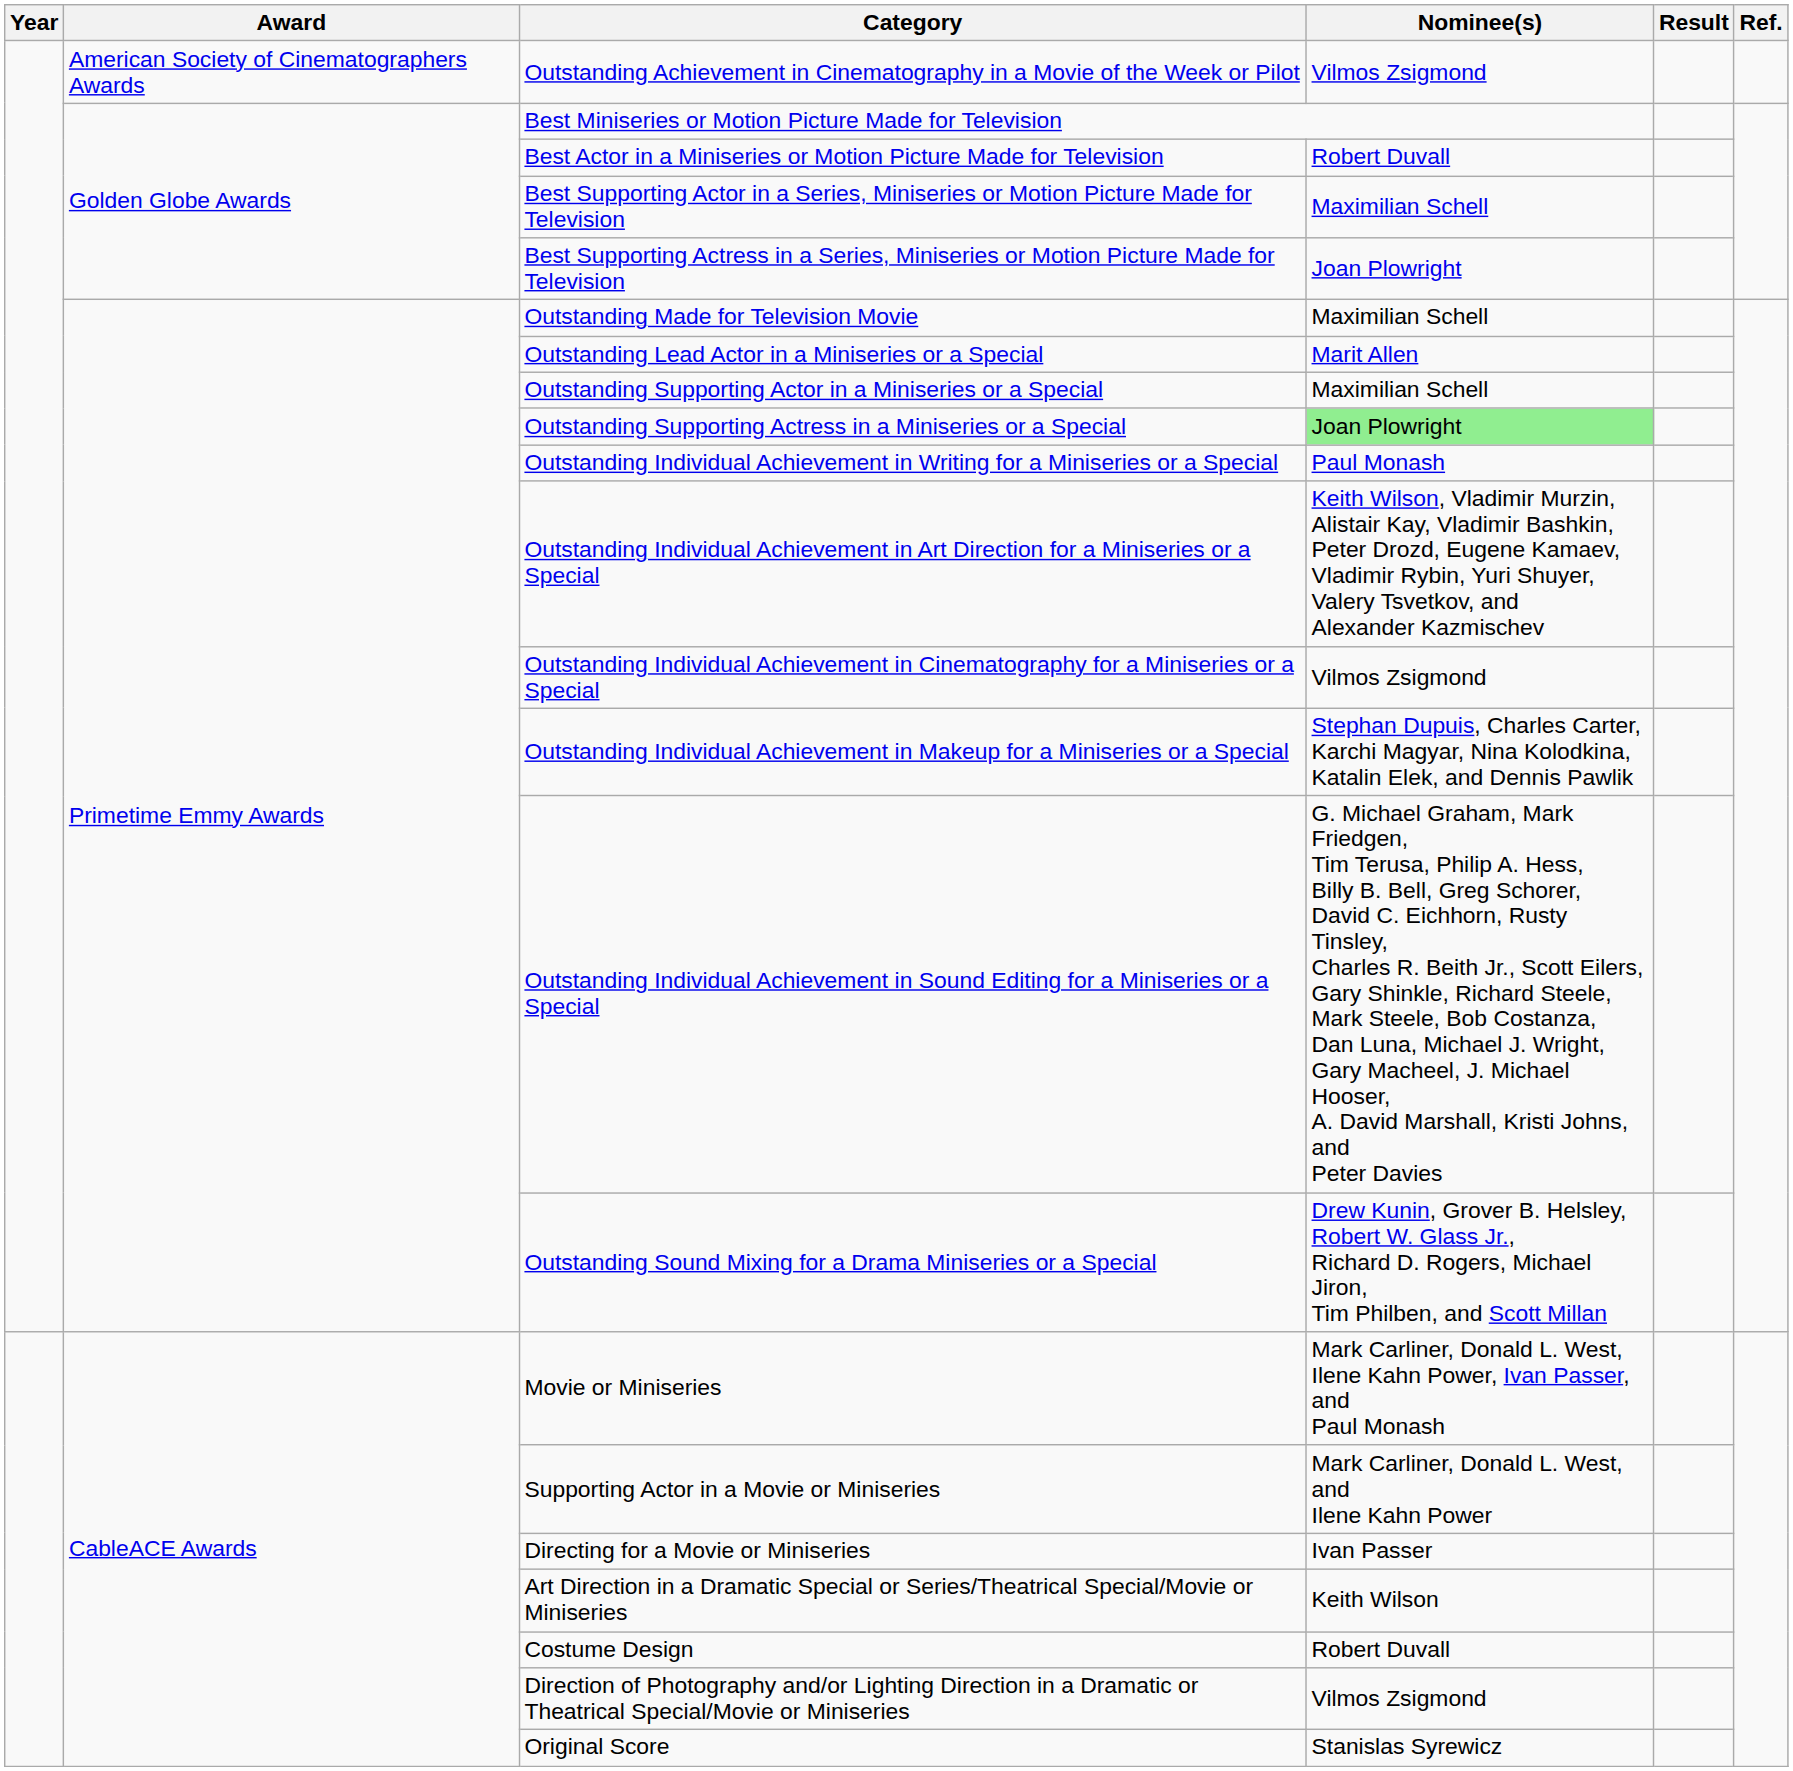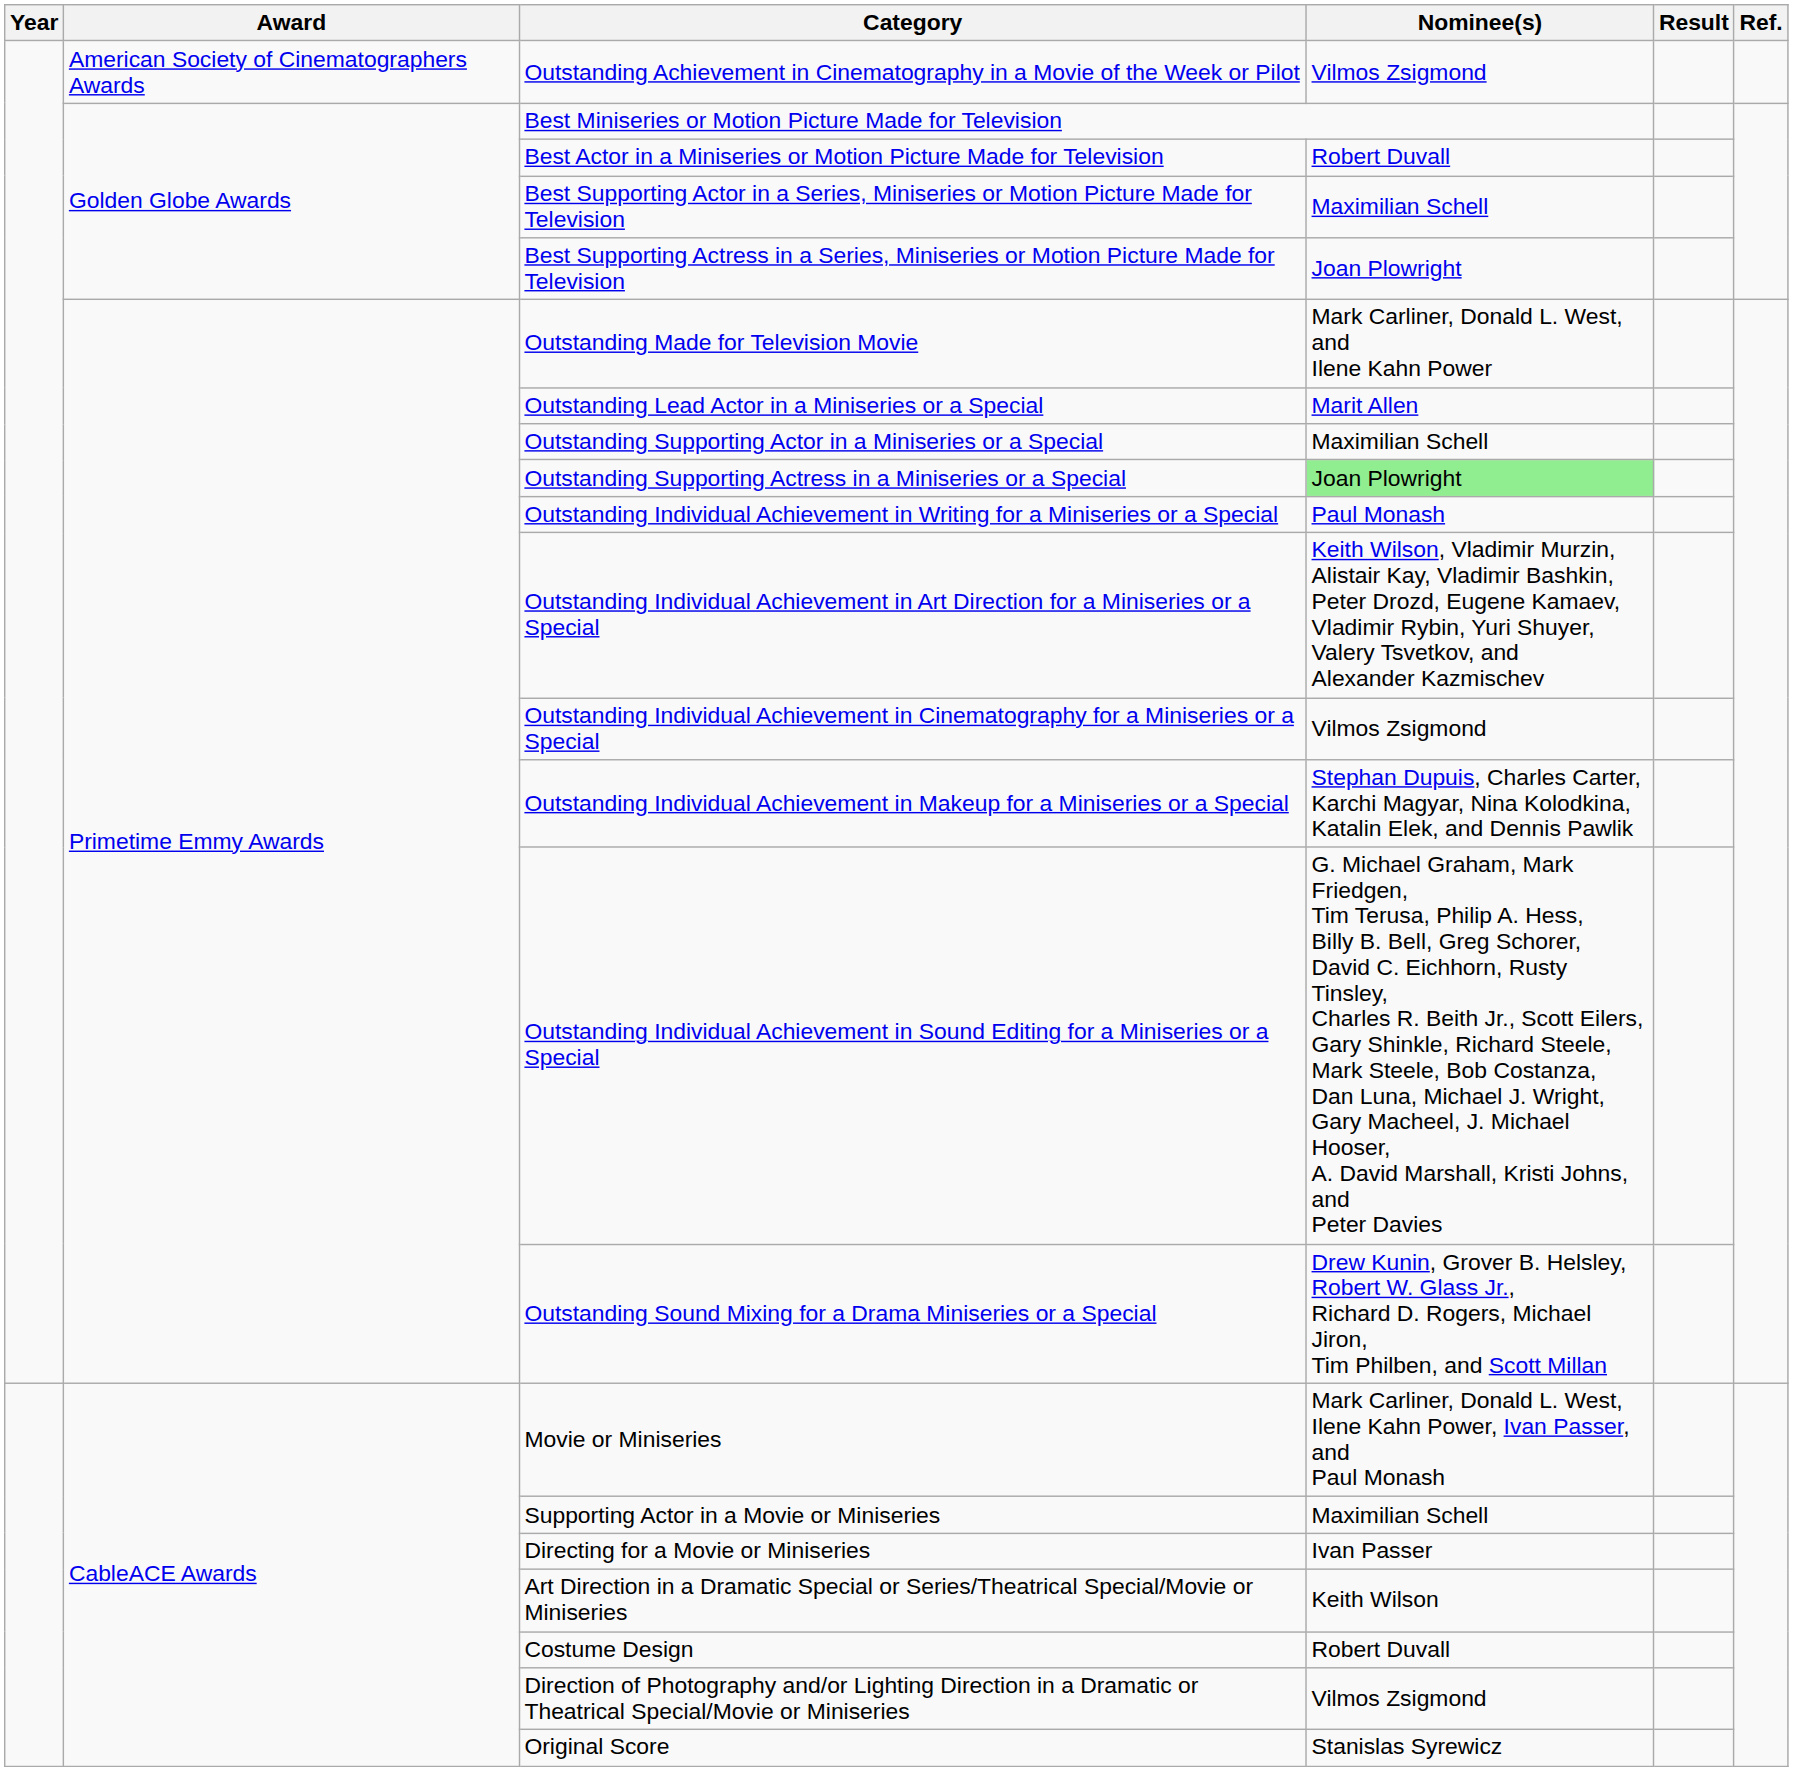(1400, 317) Maximilian Schell -> (1467, 343) Mark Carliner, Donald L. West, and Ilene Kahn Power
(1467, 1488) Mark Carliner, Donald L. West, and Ilene Kahn Power -> (1400, 1514) Maximilian Schell
